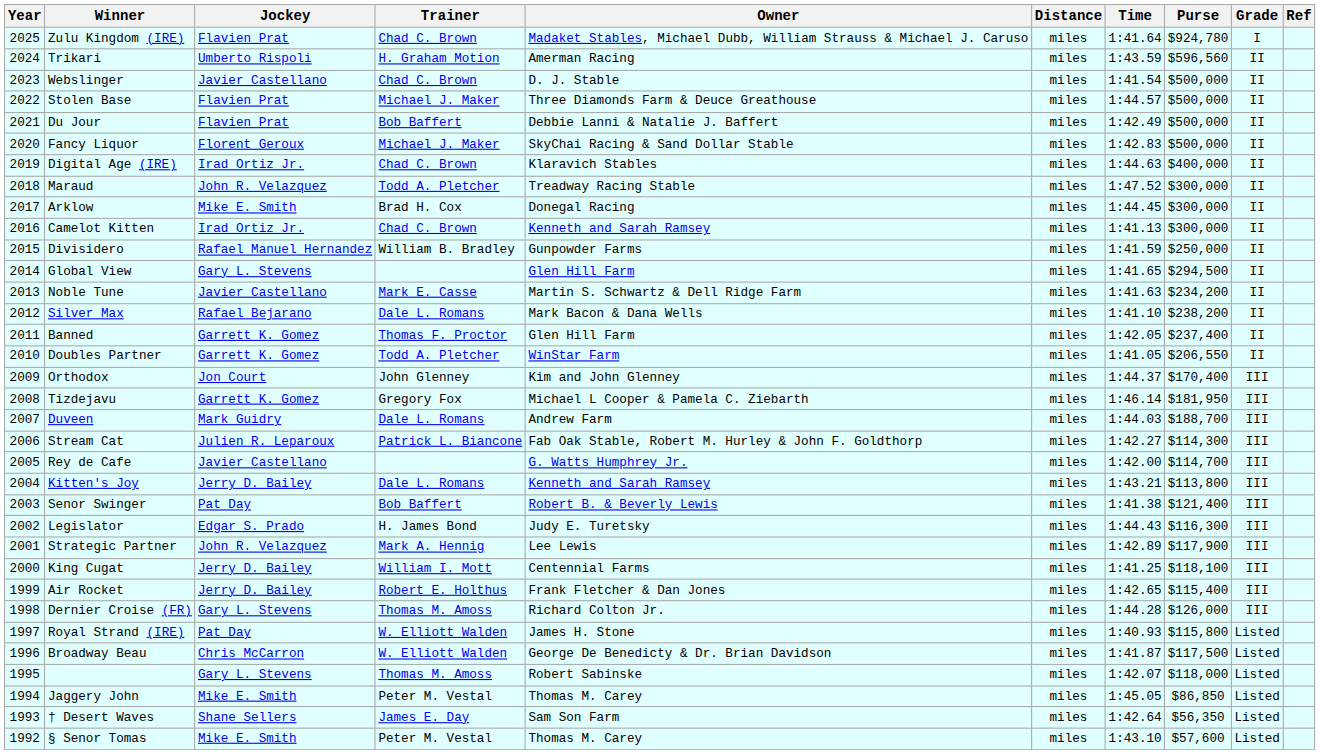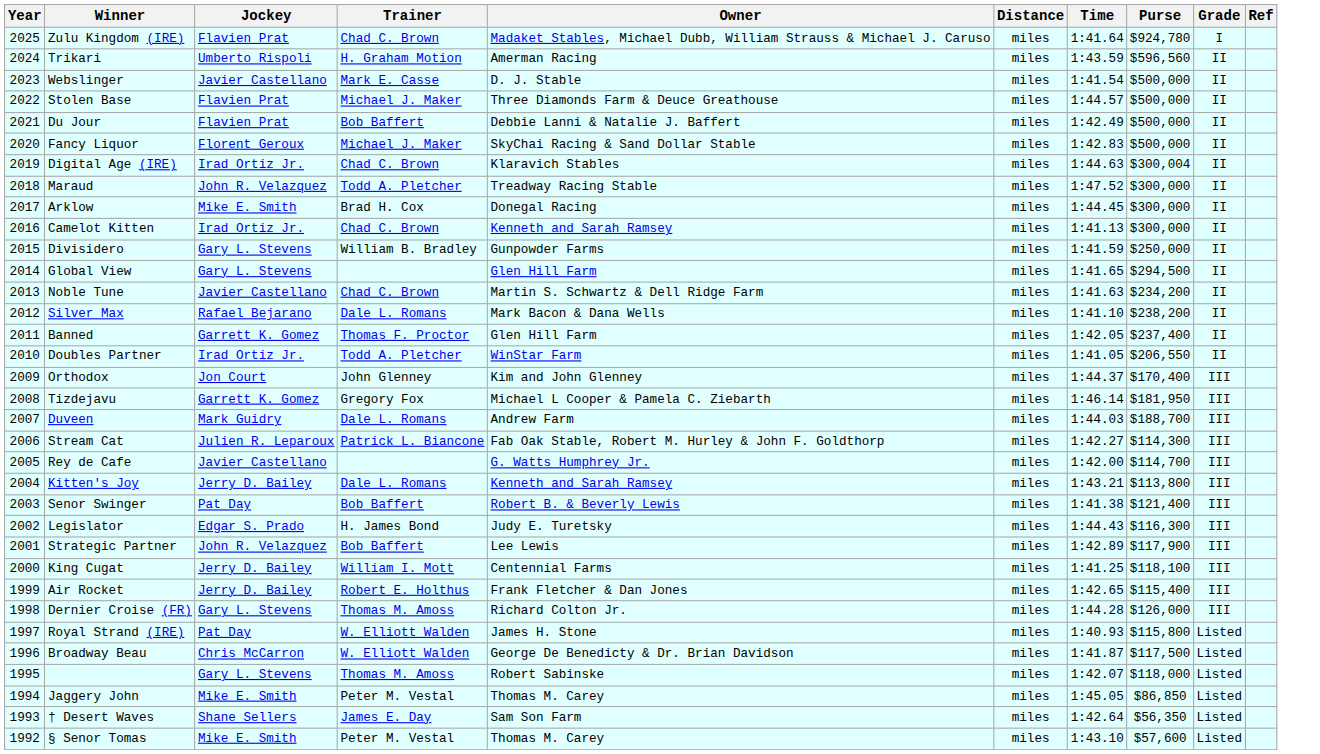(428, 80) Chad C. Brown -> (390, 80) Mark E. Casse
(1198, 165) $400,000 -> (1160, 165) $300,004
(285, 250) Rafael Manuel Hernandez -> (255, 250) Gary L. Stevens
(428, 293) Mark E. Casse -> (390, 293) Chad C. Brown
(259, 356) Garrett K. Gomez -> (251, 356) Irad Ortiz Jr.
(431, 548) Mark A. Hennig -> (382, 548) Bob Baffert
